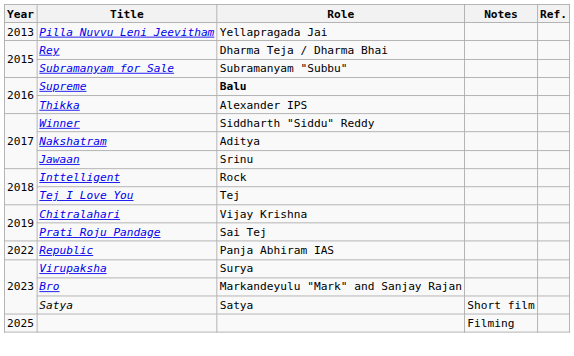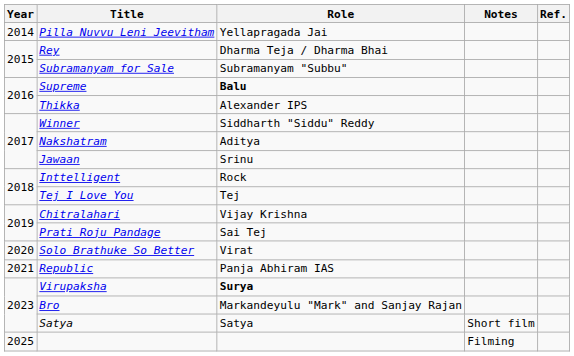(21, 32) 2013 -> (21, 32) 2014
+ row: (117, 250)
(21, 250) 2022 -> (21, 269) 2021
(237, 269) normal -> (237, 287) bold
